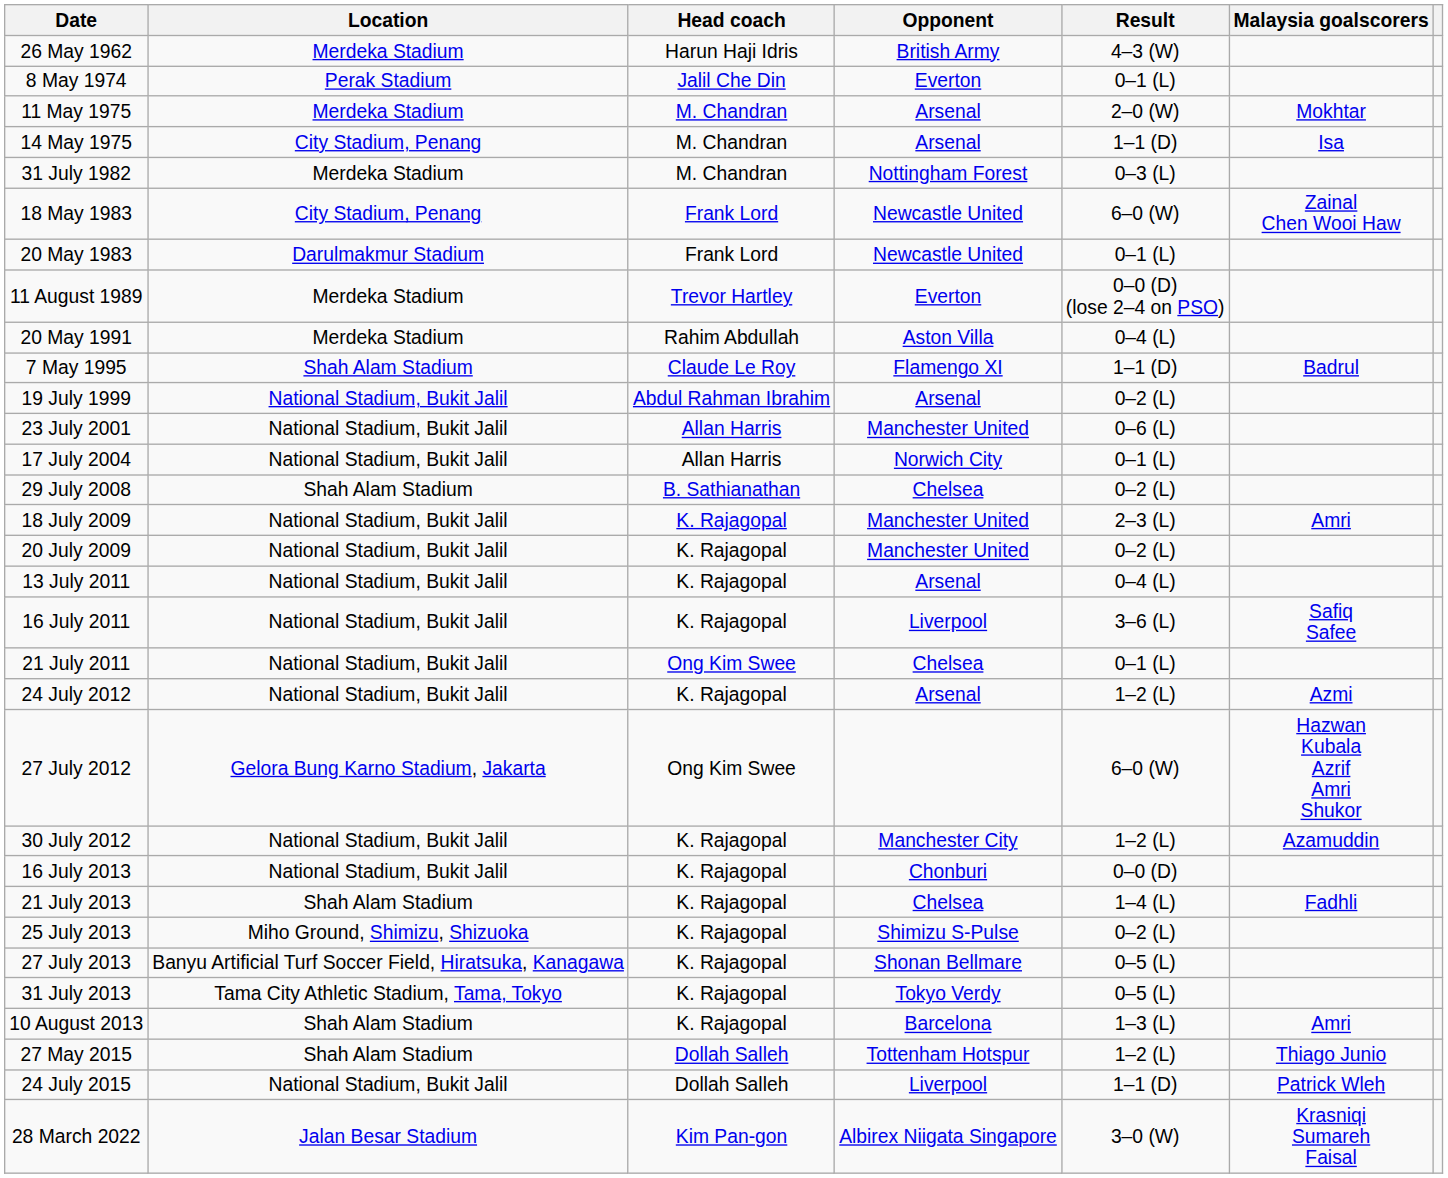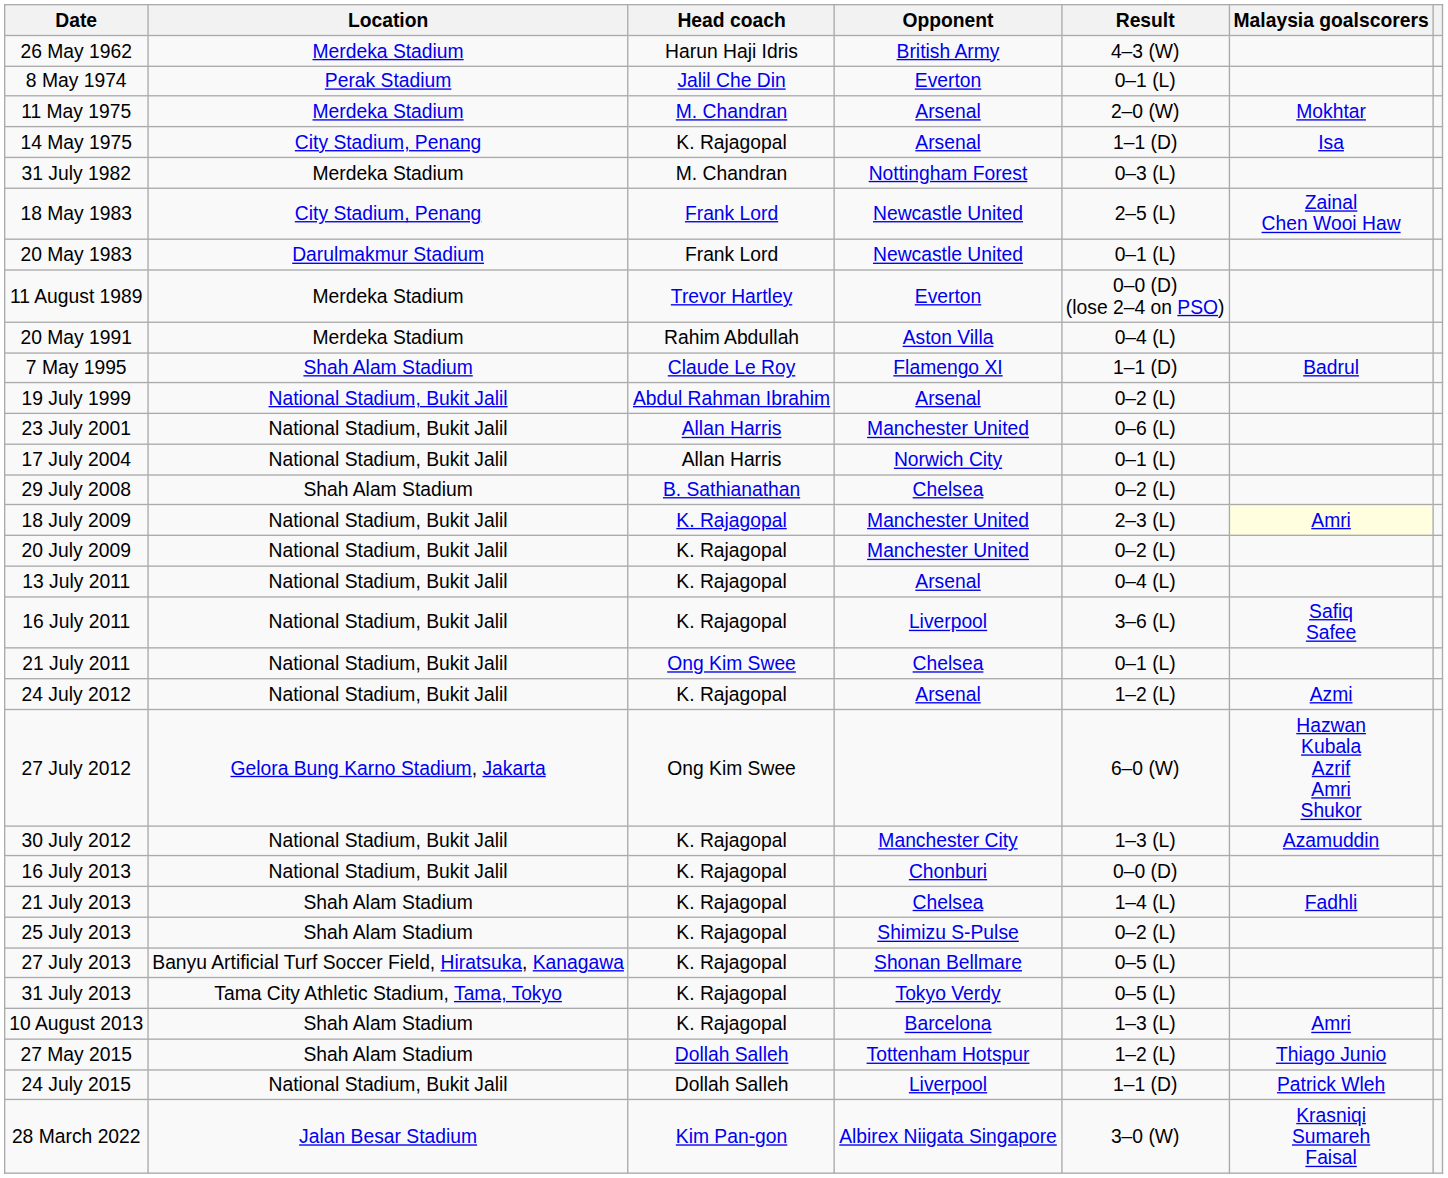(732, 142) M. Chandran -> (732, 142) K. Rajagopal
(1145, 214) 6–0 (W) -> (1145, 214) 2–5 (L)
(1331, 520) no background -> (1331, 520) lightyellow background
(1145, 841) 1–2 (L) -> (1145, 841) 1–3 (L)
(388, 933) Miho Ground, Shimizu, Shizuoka -> (388, 933) Shah Alam Stadium
